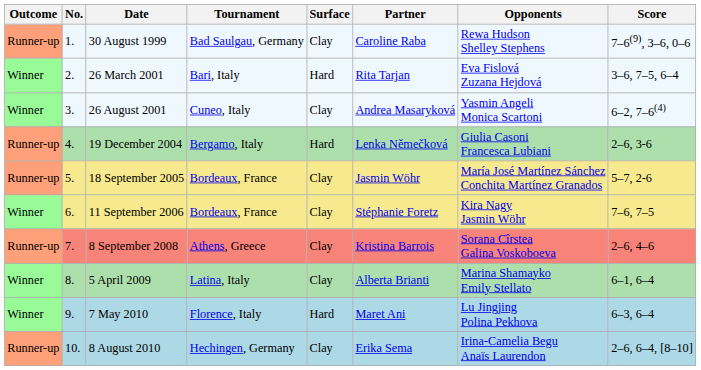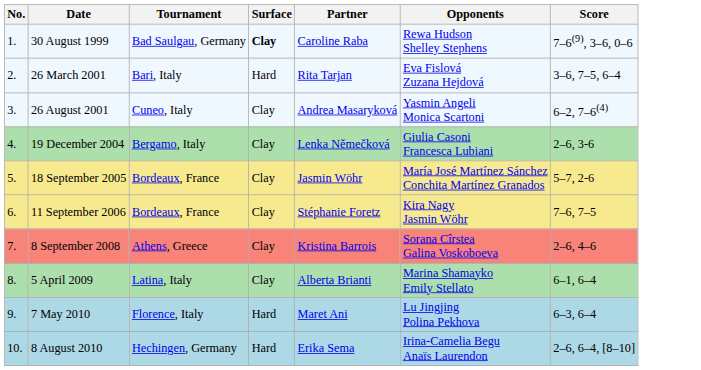- column: (33, 13)
(321, 40) normal -> (264, 40) bold
(322, 143) Hard -> (263, 143) Clay
(321, 348) Clay -> (264, 348) Hard
